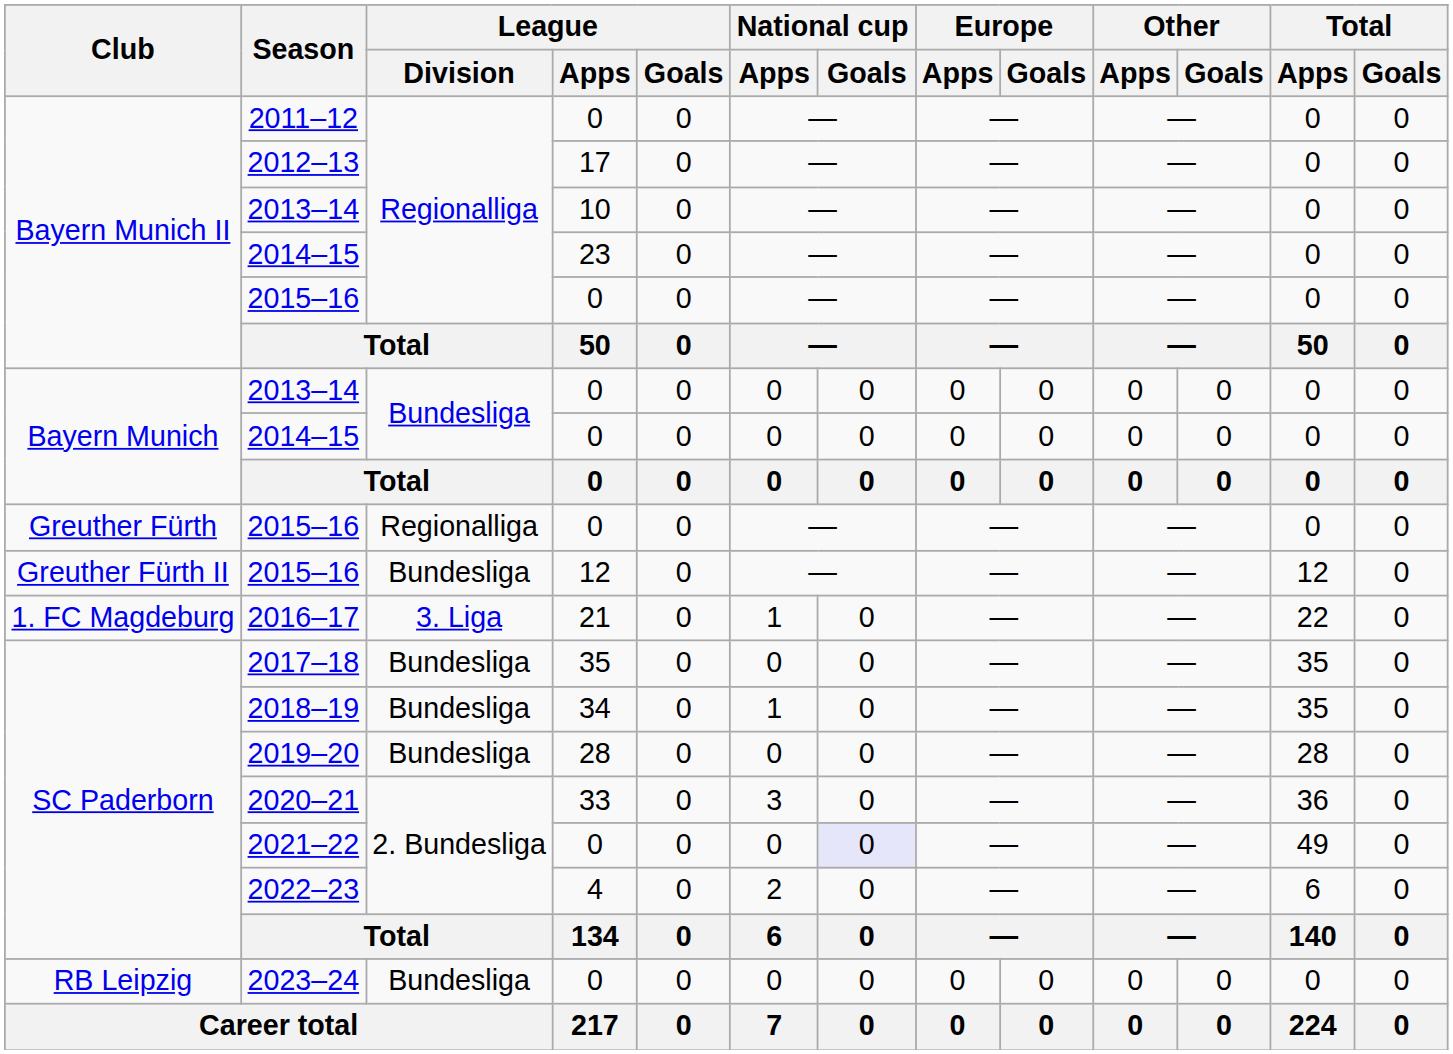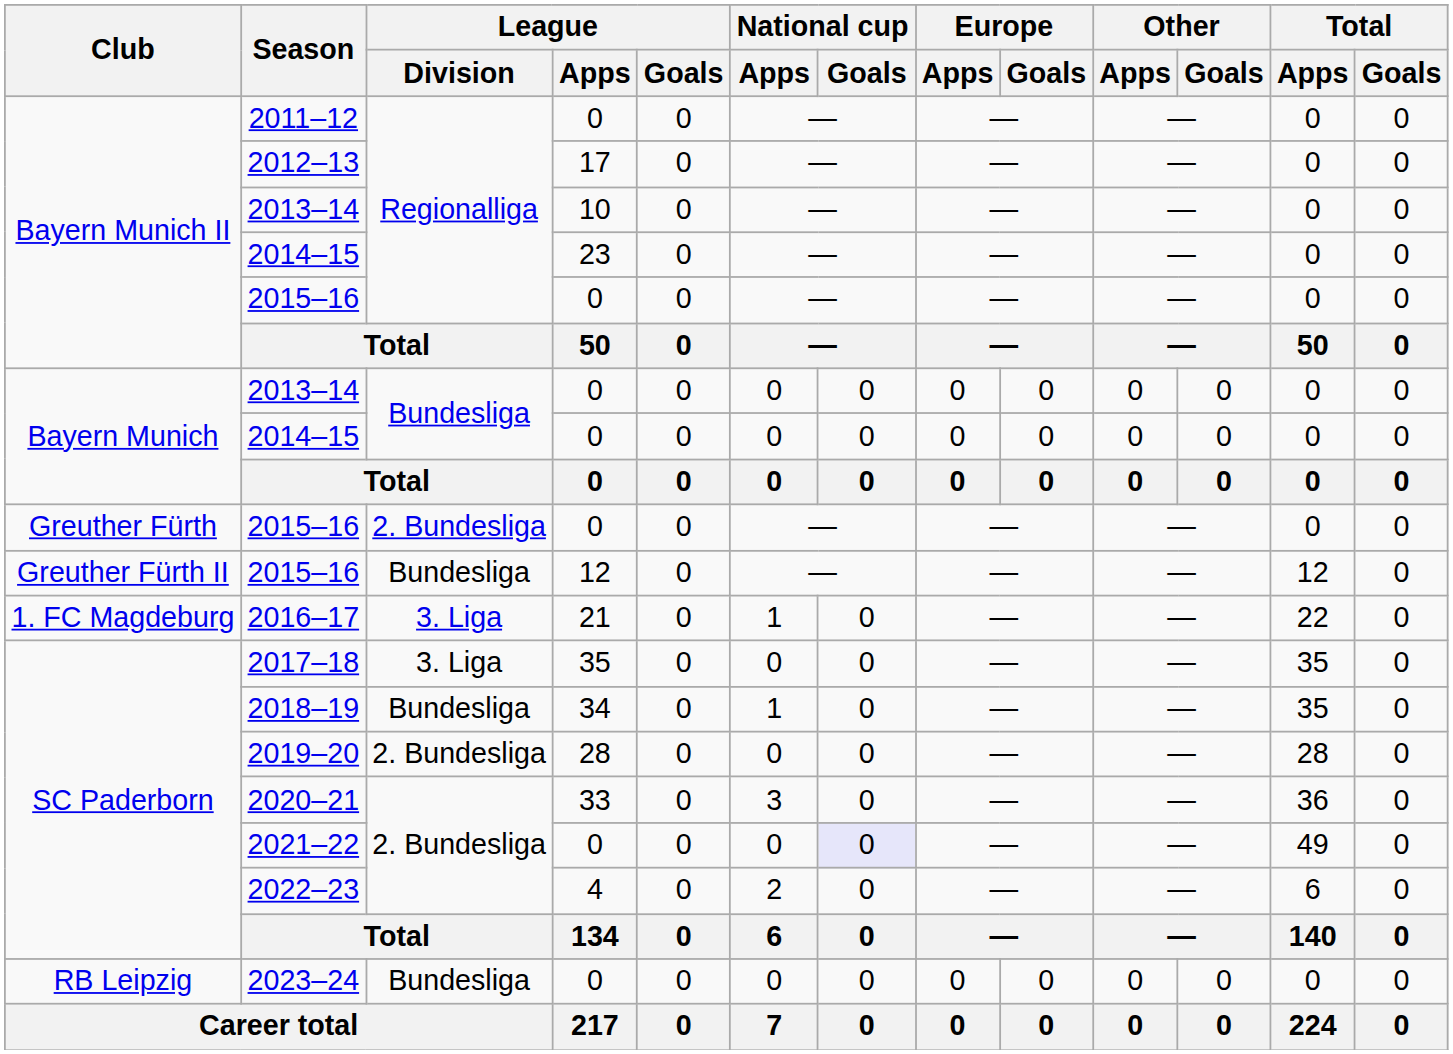(459, 526) Regionalliga -> (459, 526) 2. Bundesliga
(459, 663) Bundesliga -> (459, 663) 3. Liga
(459, 753) Bundesliga -> (459, 753) 2. Bundesliga
